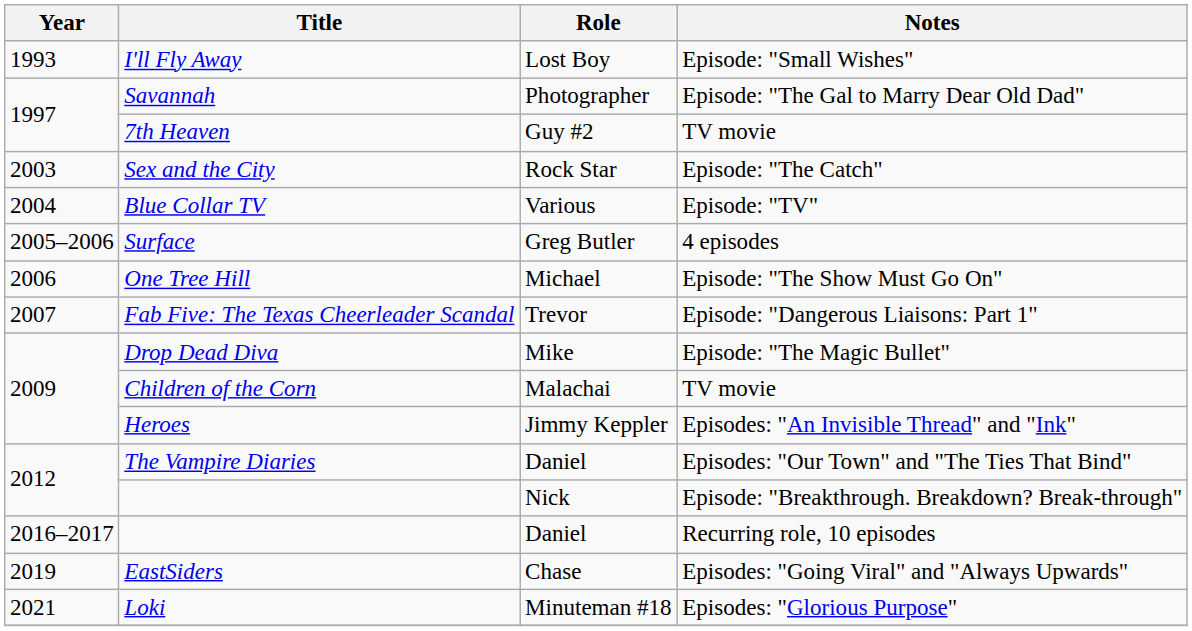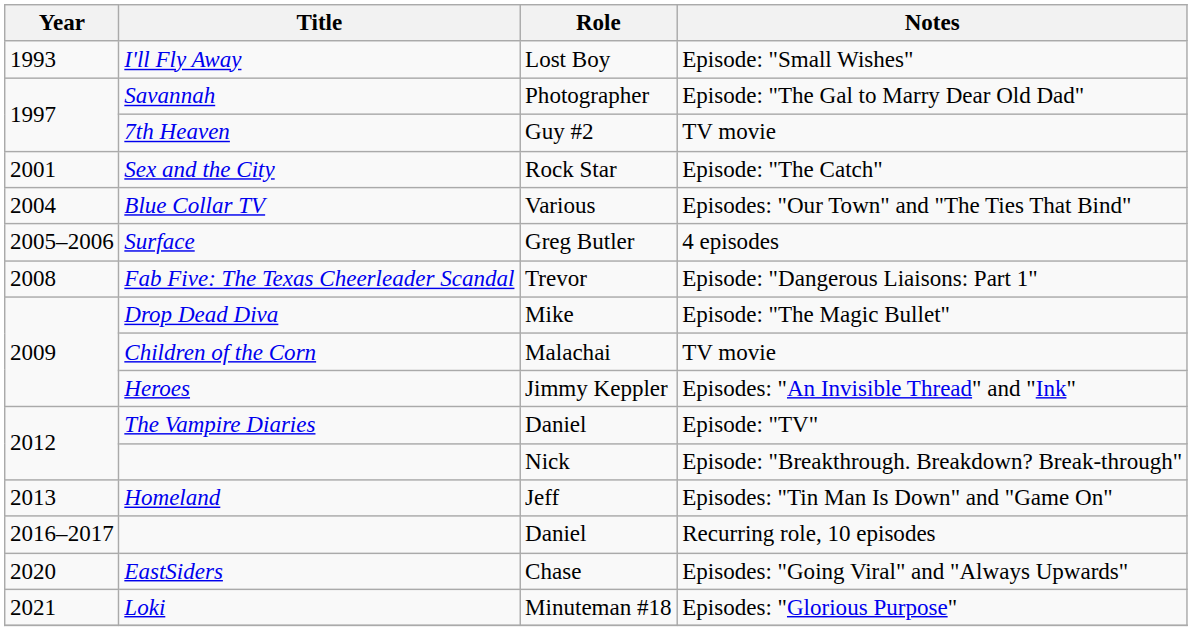(33, 168) 2003 -> (33, 168) 2001
(750, 205) Episode: "TV" -> (907, 205) Episodes: "Our Town" and "The Ties That Bind"
- row: (187, 278)
(33, 315) 2007 -> (33, 278) 2008
(907, 461) Episodes: "Our Town" and "The Ties That Bind" -> (750, 424) Episode: "TV"
+ row: (172, 497)
(33, 570) 2019 -> (33, 570) 2020
